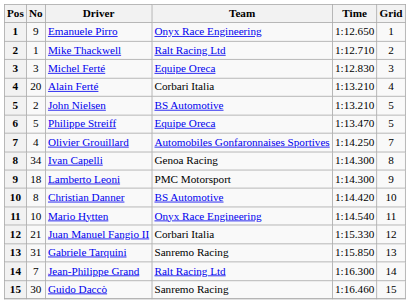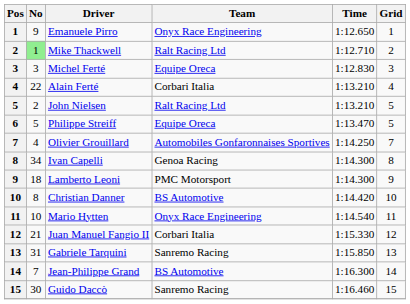(36, 50) no background -> (36, 50) lightgreen background
(36, 86) 20 -> (36, 86) 22
(189, 105) BS Automotive -> (190, 105) Ralt Racing Ltd
(190, 270) Ralt Racing Ltd -> (189, 270) BS Automotive
